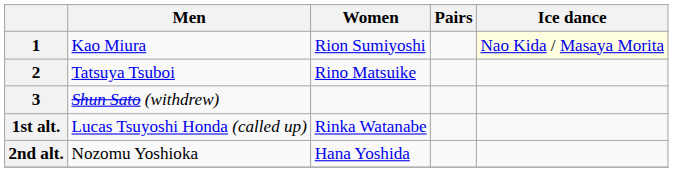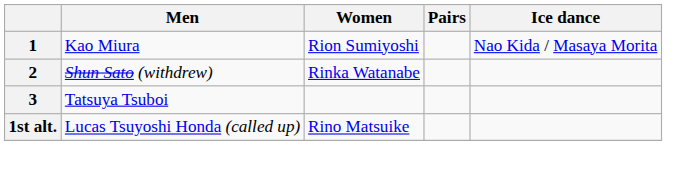(572, 45) lightyellow background -> (566, 45) no background
(123, 72) Tatsuya Tsuboi -> (139, 72) Shun Sato (withdrew)
(365, 72) Rino Matsuike -> (364, 72) Rinka Watanabe
(145, 99) Shun Sato (withdrew) -> (117, 99) Tatsuya Tsuboi
(371, 126) Rinka Watanabe -> (359, 126) Rino Matsuike
- row: (36, 153)
